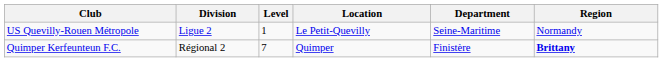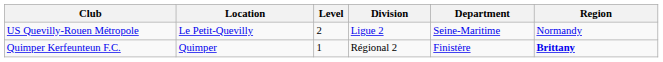columns swapped: (218, 13) <-> (362, 13)
(264, 31) 1 -> (319, 31) 2
(264, 48) 7 -> (319, 48) 1
